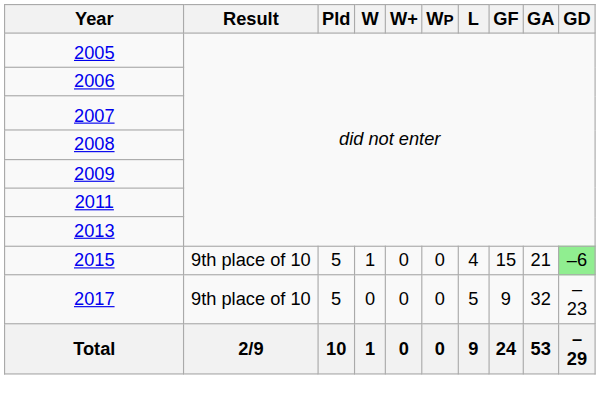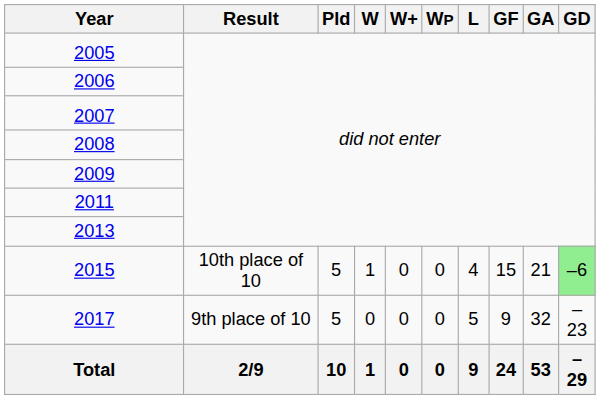(251, 260) 9th place of 10 -> (251, 270) 10th place of 10
